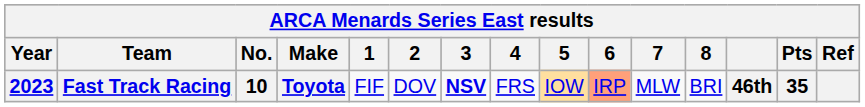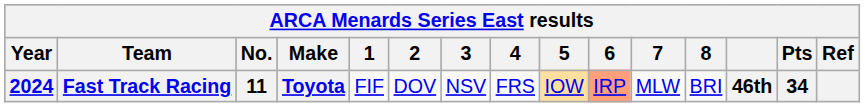(31, 86) 2023 -> (31, 86) 2024
(257, 86) 10 -> (257, 86) 11
(466, 86) bold -> (466, 86) normal
(797, 86) 35 -> (797, 86) 34
